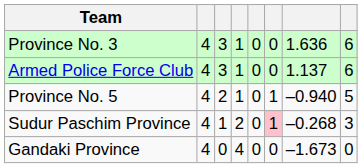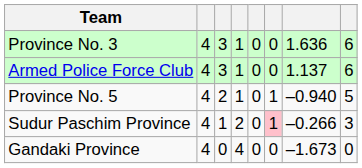(311, 123) –0.268 -> (311, 123) –0.266
